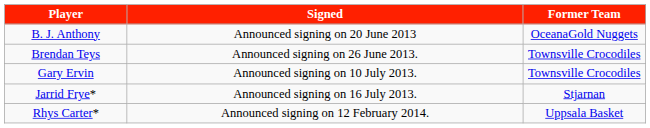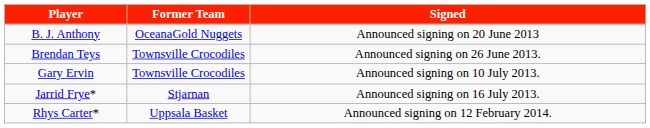columns swapped: (325, 14) <-> (584, 14)
